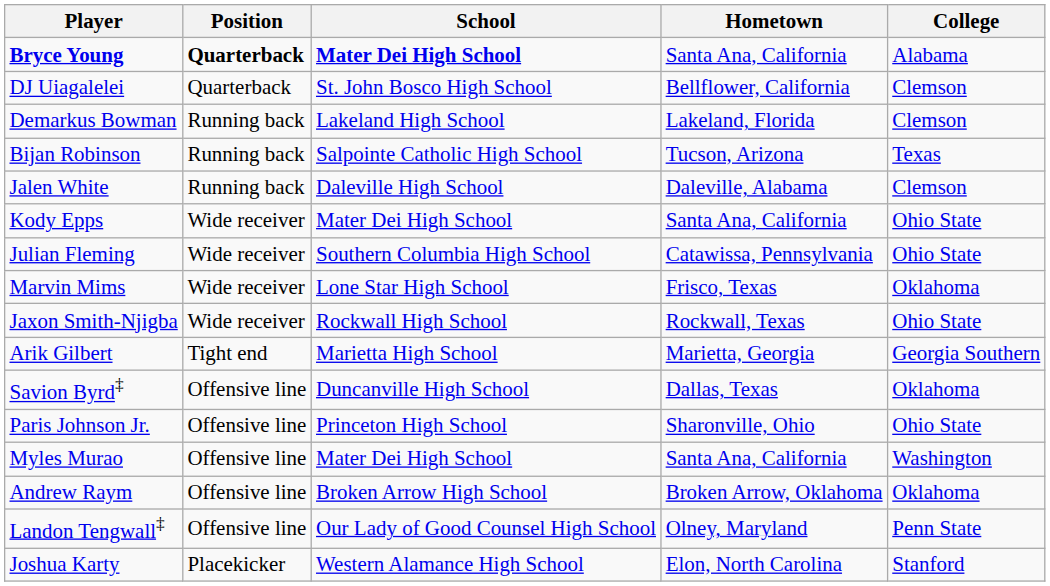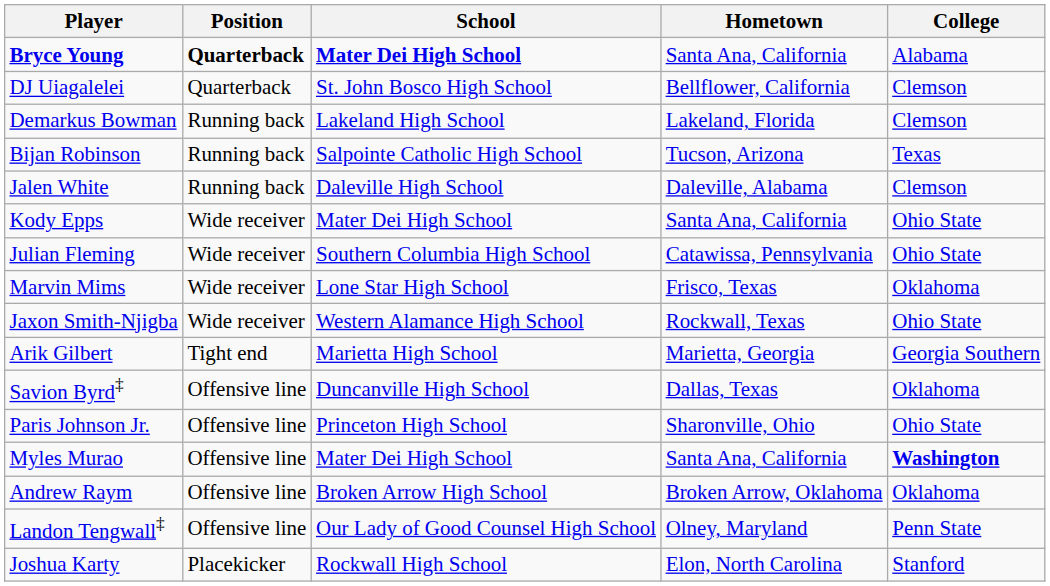(411, 320) Rockwall High School -> (450, 320) Western Alamance High School
(942, 458) normal -> (946, 458) bold
(450, 564) Western Alamance High School -> (411, 564) Rockwall High School
